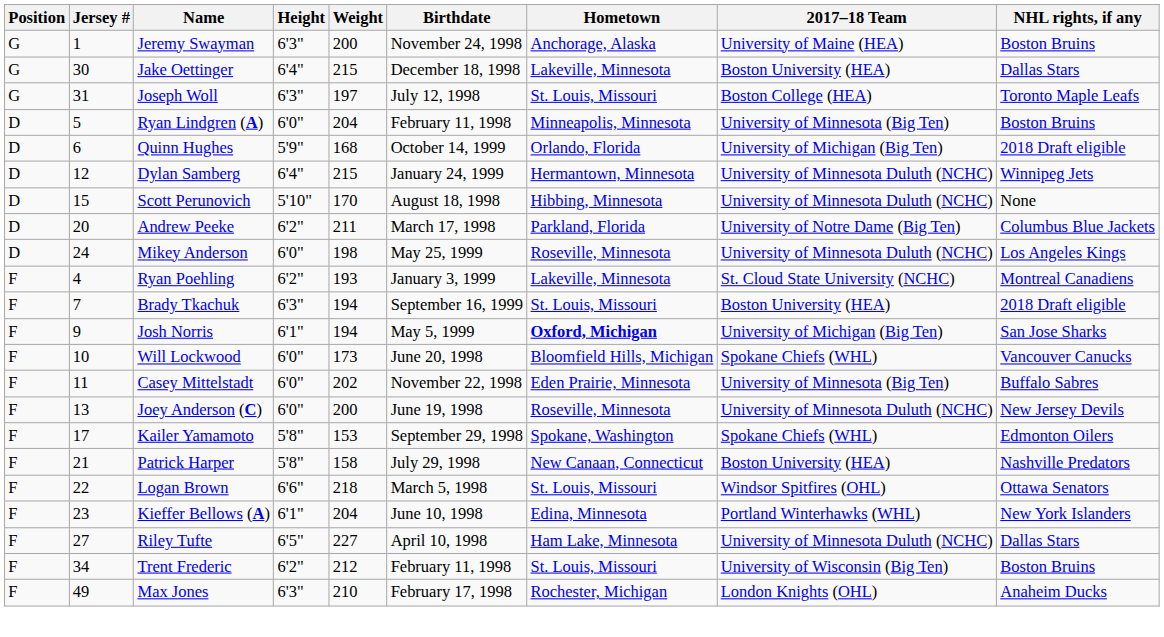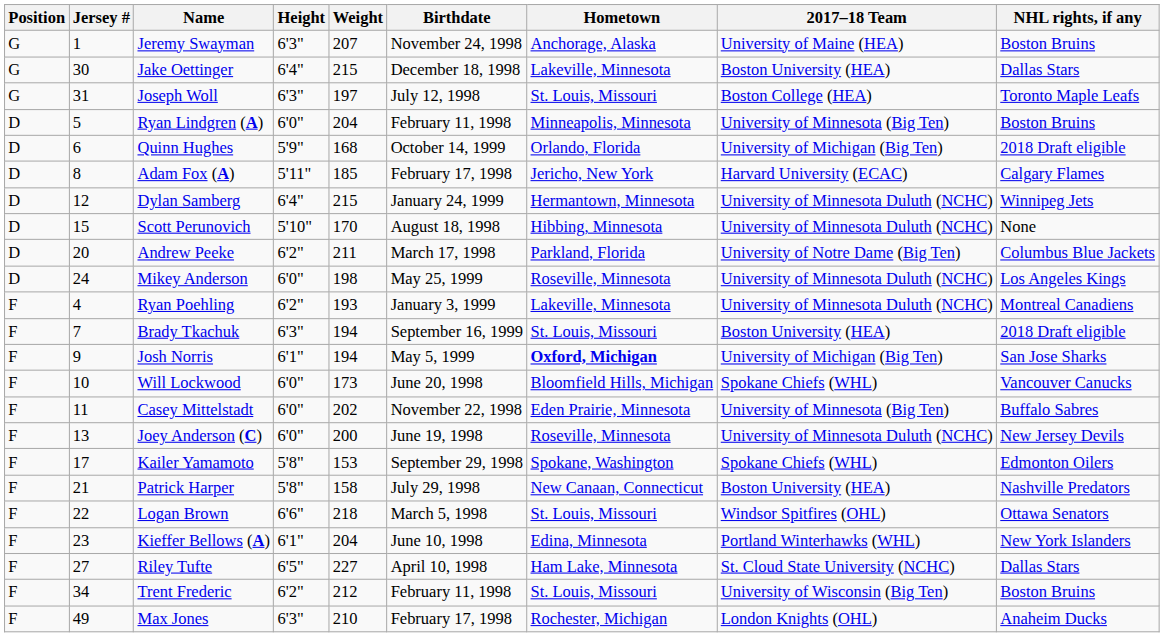(345, 43) 200 -> (345, 43) 207
+ row: (186, 174)
(838, 278) St. Cloud State University (NCHC) -> (857, 305) University of Minnesota Duluth (NCHC)
(857, 540) University of Minnesota Duluth (NCHC) -> (838, 566) St. Cloud State University (NCHC)
